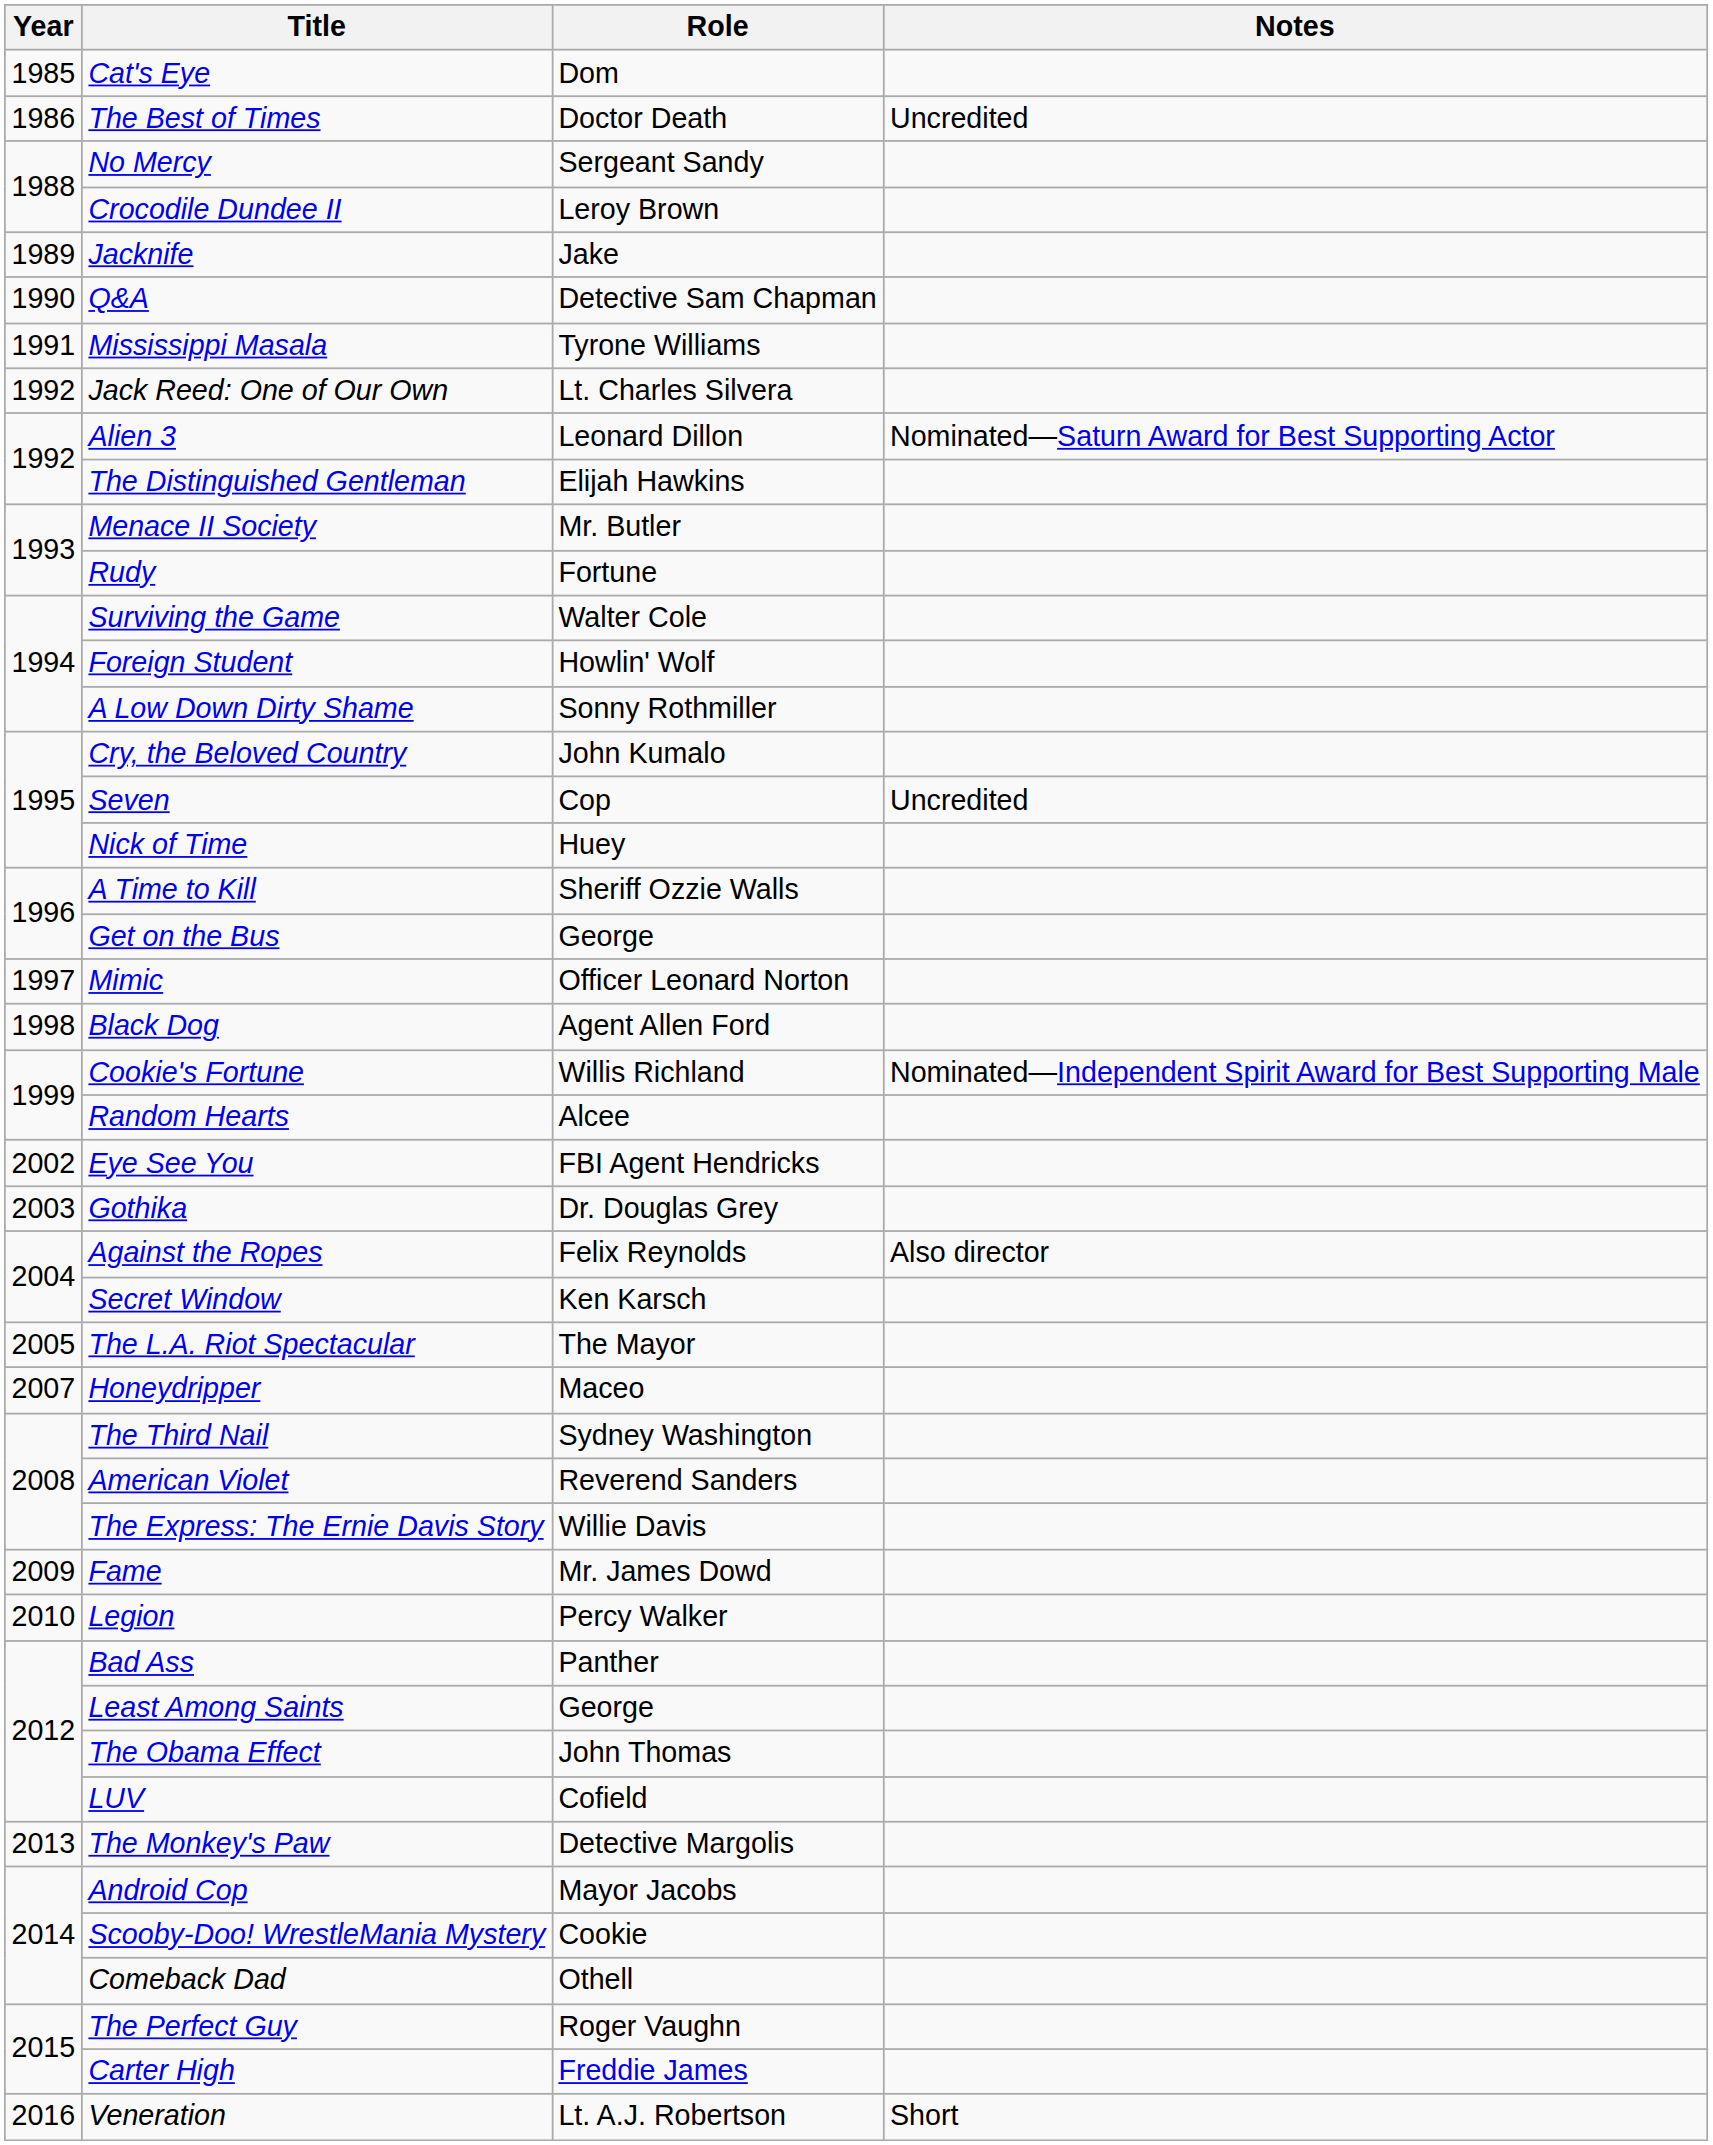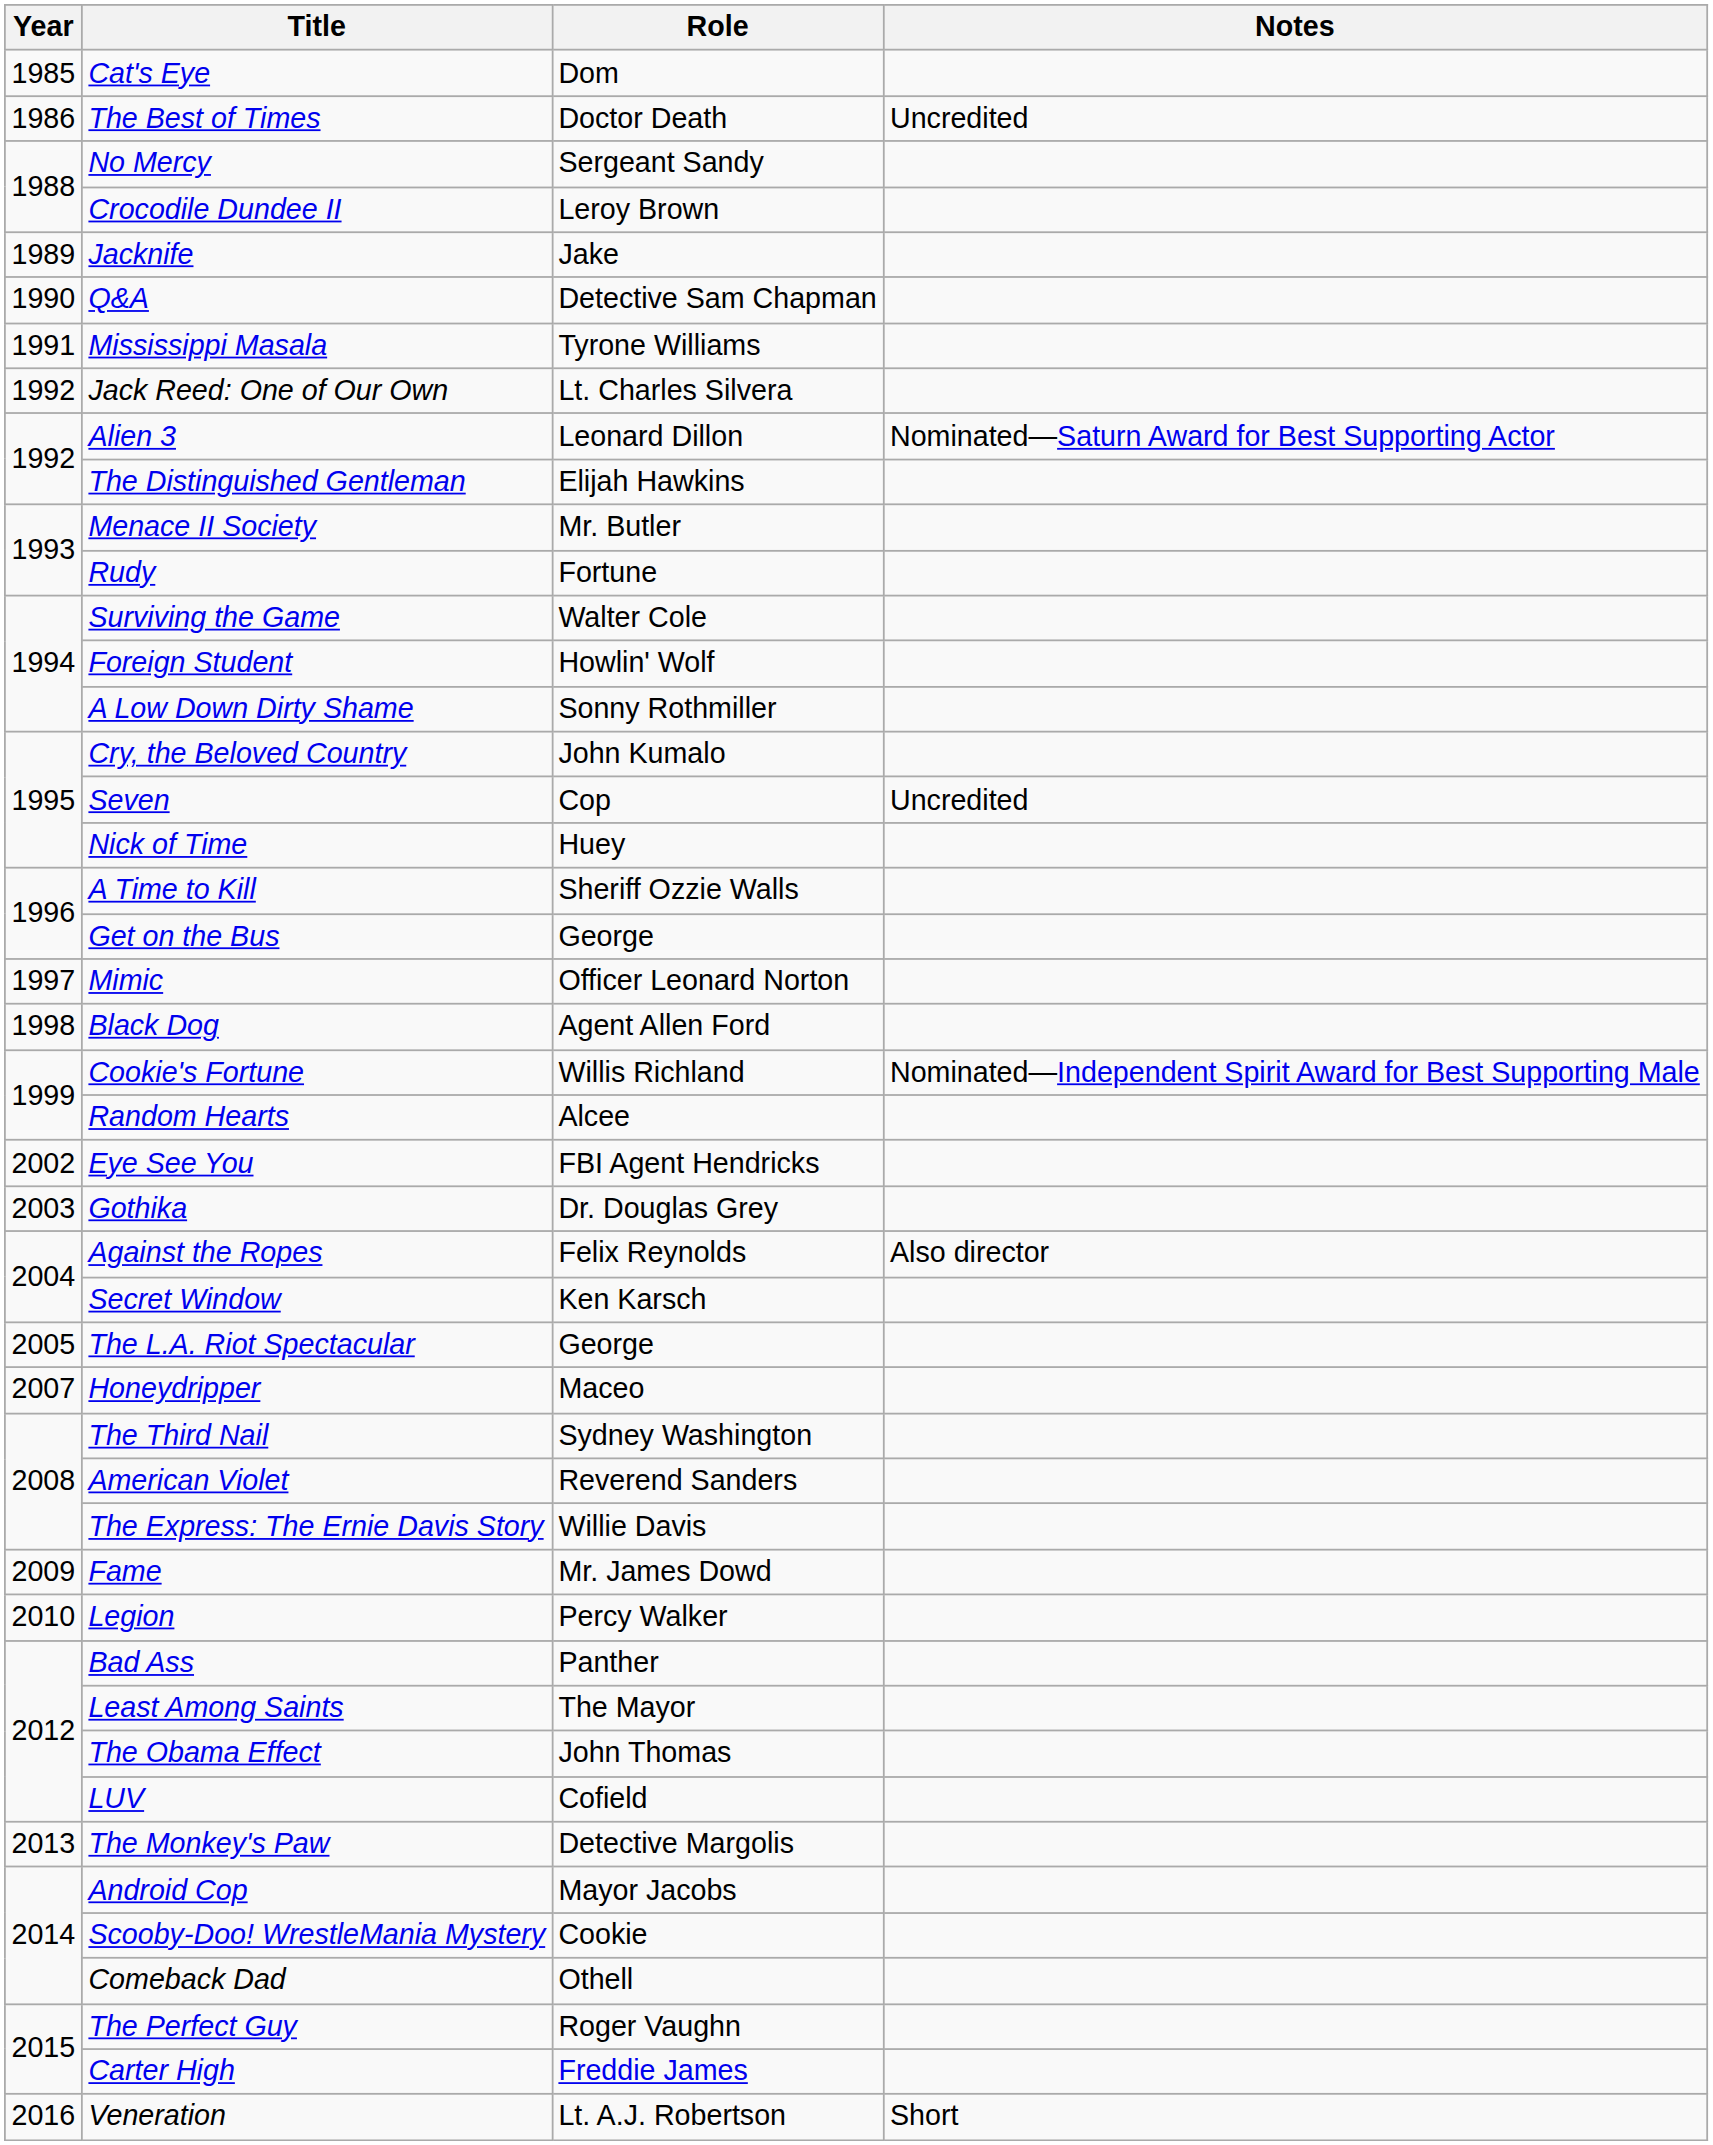(627, 1344) The Mayor -> (606, 1344) George
(606, 1707) George -> (627, 1707) The Mayor
